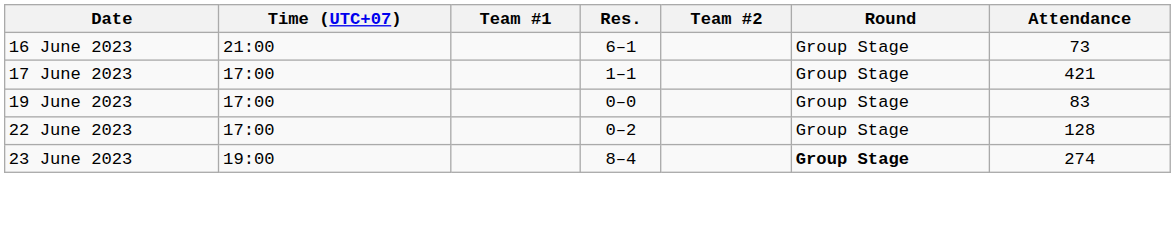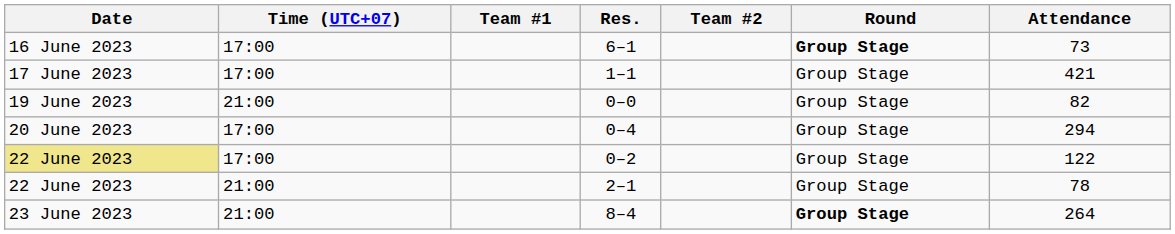(249, 47) 21:00 -> (249, 47) 17:00
(852, 47) normal -> (852, 47) bold
(249, 103) 17:00 -> (249, 103) 21:00
(1080, 103) 83 -> (1080, 103) 82
+ row: (621, 131)
(71, 131) no background -> (71, 158) khaki background
(1080, 131) 128 -> (1080, 158) 122
+ row: (621, 186)
(249, 158) 19:00 -> (249, 214) 21:00
(1080, 158) 274 -> (1080, 214) 264
